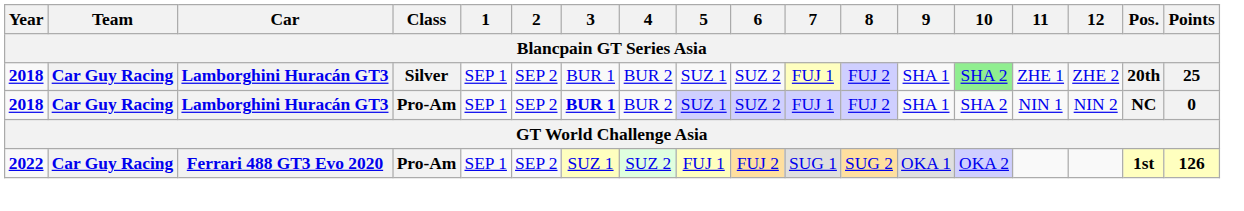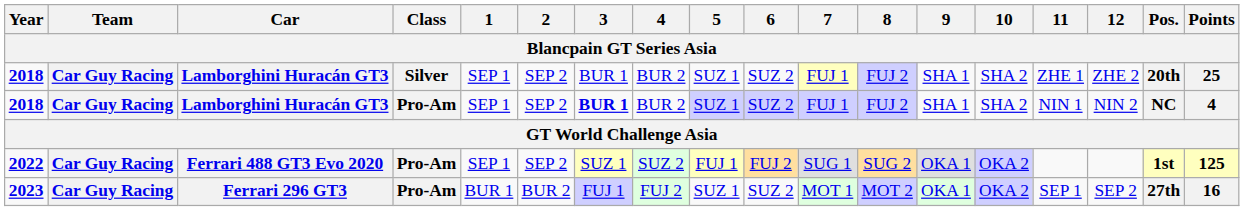(984, 76) lightgreen background -> (1004, 76) no background
(1192, 105) 0 -> (1212, 105) 4
(1192, 162) 126 -> (1212, 162) 125
+ row: (26, 191)
